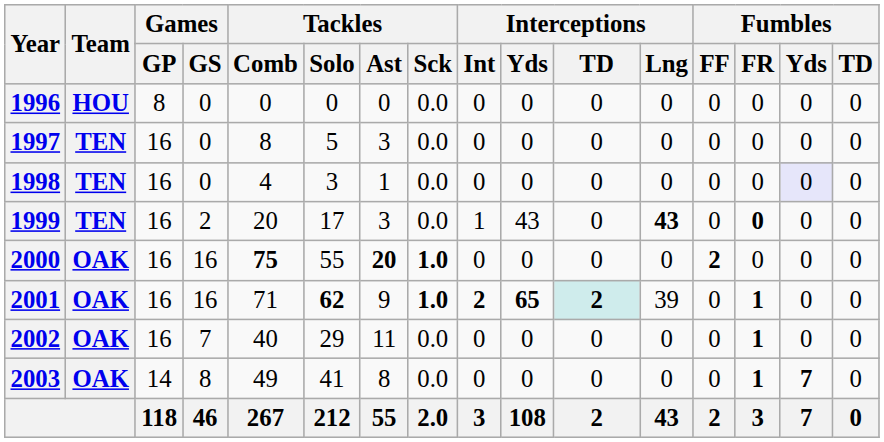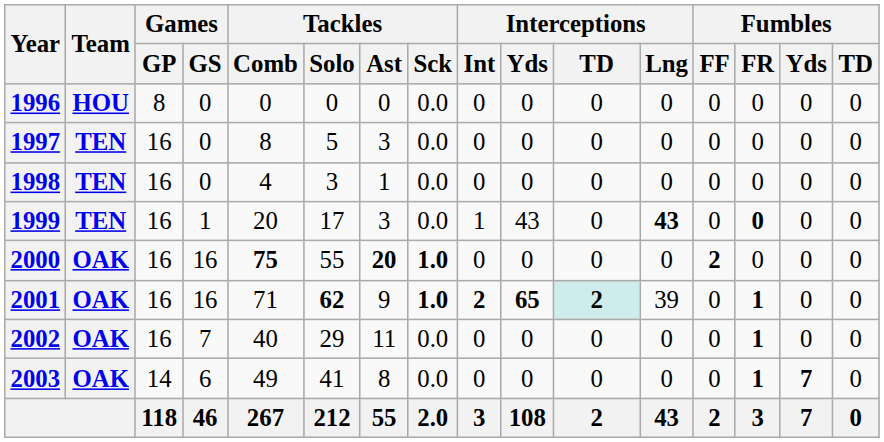(806, 181) lavender background -> (806, 181) no background
(205, 220) 2 -> (205, 220) 1
(205, 378) 8 -> (205, 378) 6
